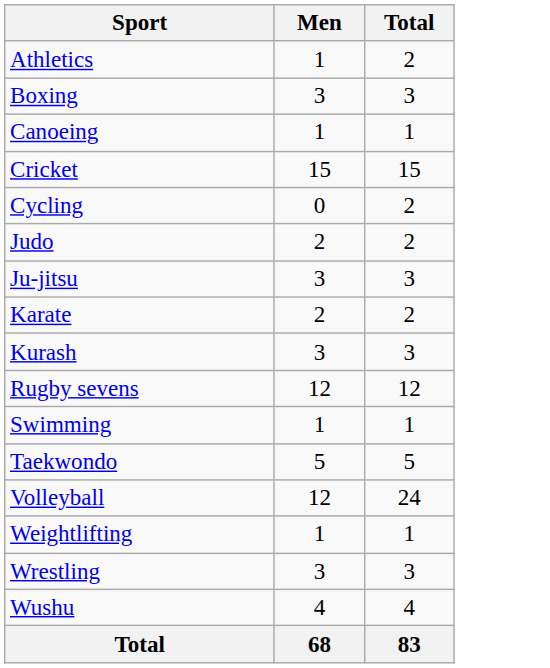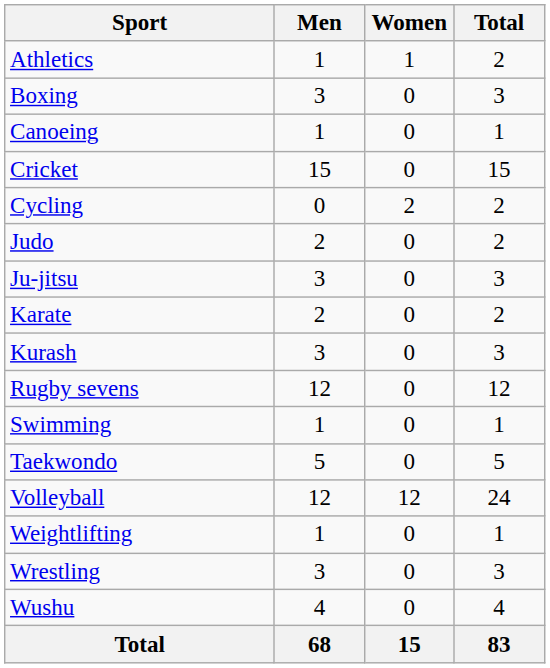+ column: (409, 22)
